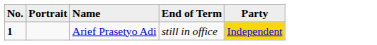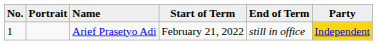+ column: (203, 13)
(10, 31) bold -> (10, 31) normal
